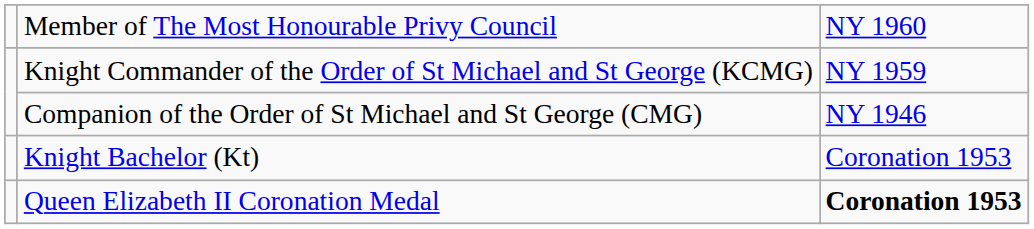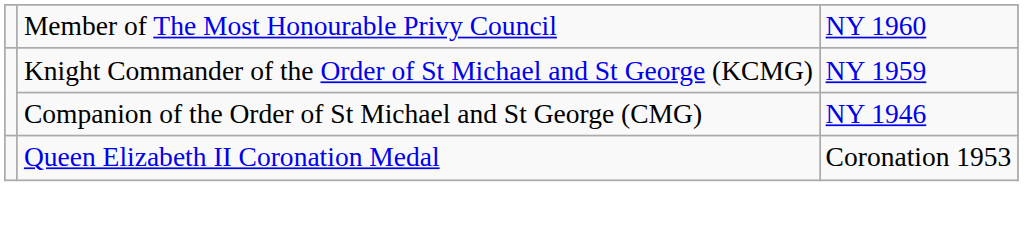- row: (142, 157)
(924, 200) bold -> (919, 157) normal
